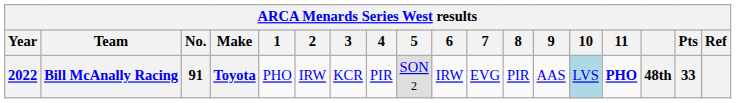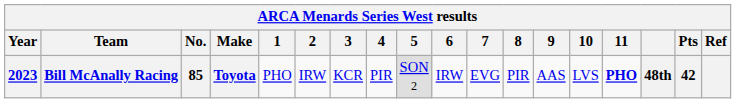(23, 76) 2022 -> (23, 76) 2023
(196, 76) 91 -> (196, 76) 85
(586, 76) lightblue background -> (586, 76) no background
(688, 76) 33 -> (688, 76) 42
